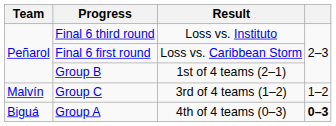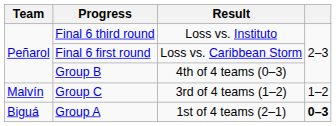(231, 72) 1st of 4 teams (2–1) -> (231, 72) 4th of 4 teams (0–3)
(231, 111) 4th of 4 teams (0–3) -> (231, 111) 1st of 4 teams (2–1)
